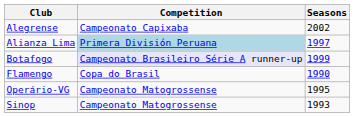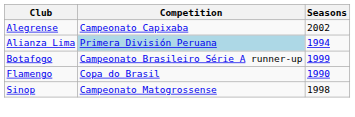(318, 43) 1997 -> (318, 43) 1994
(191, 58) lavender background -> (191, 58) no background
- row: (38, 89)
(318, 105) 1993 -> (318, 89) 1998
